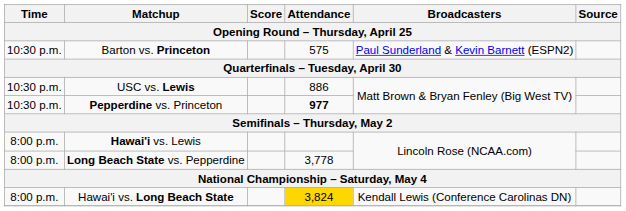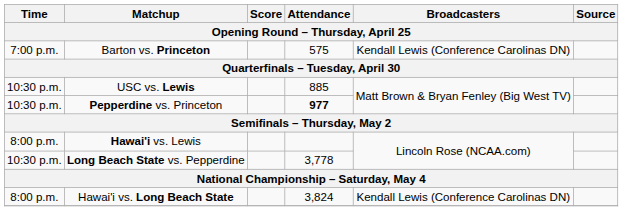(34, 50) 10:30 p.m. -> (34, 50) 7:00 p.m.
(464, 50) Paul Sunderland & Kevin Barnett (ESPN2) -> (463, 50) Kendall Lewis (Conference Carolinas DN)
(319, 87) 886 -> (319, 87) 885
(34, 160) 8:00 p.m. -> (34, 160) 10:30 p.m.
(319, 197) gold background -> (319, 197) no background
